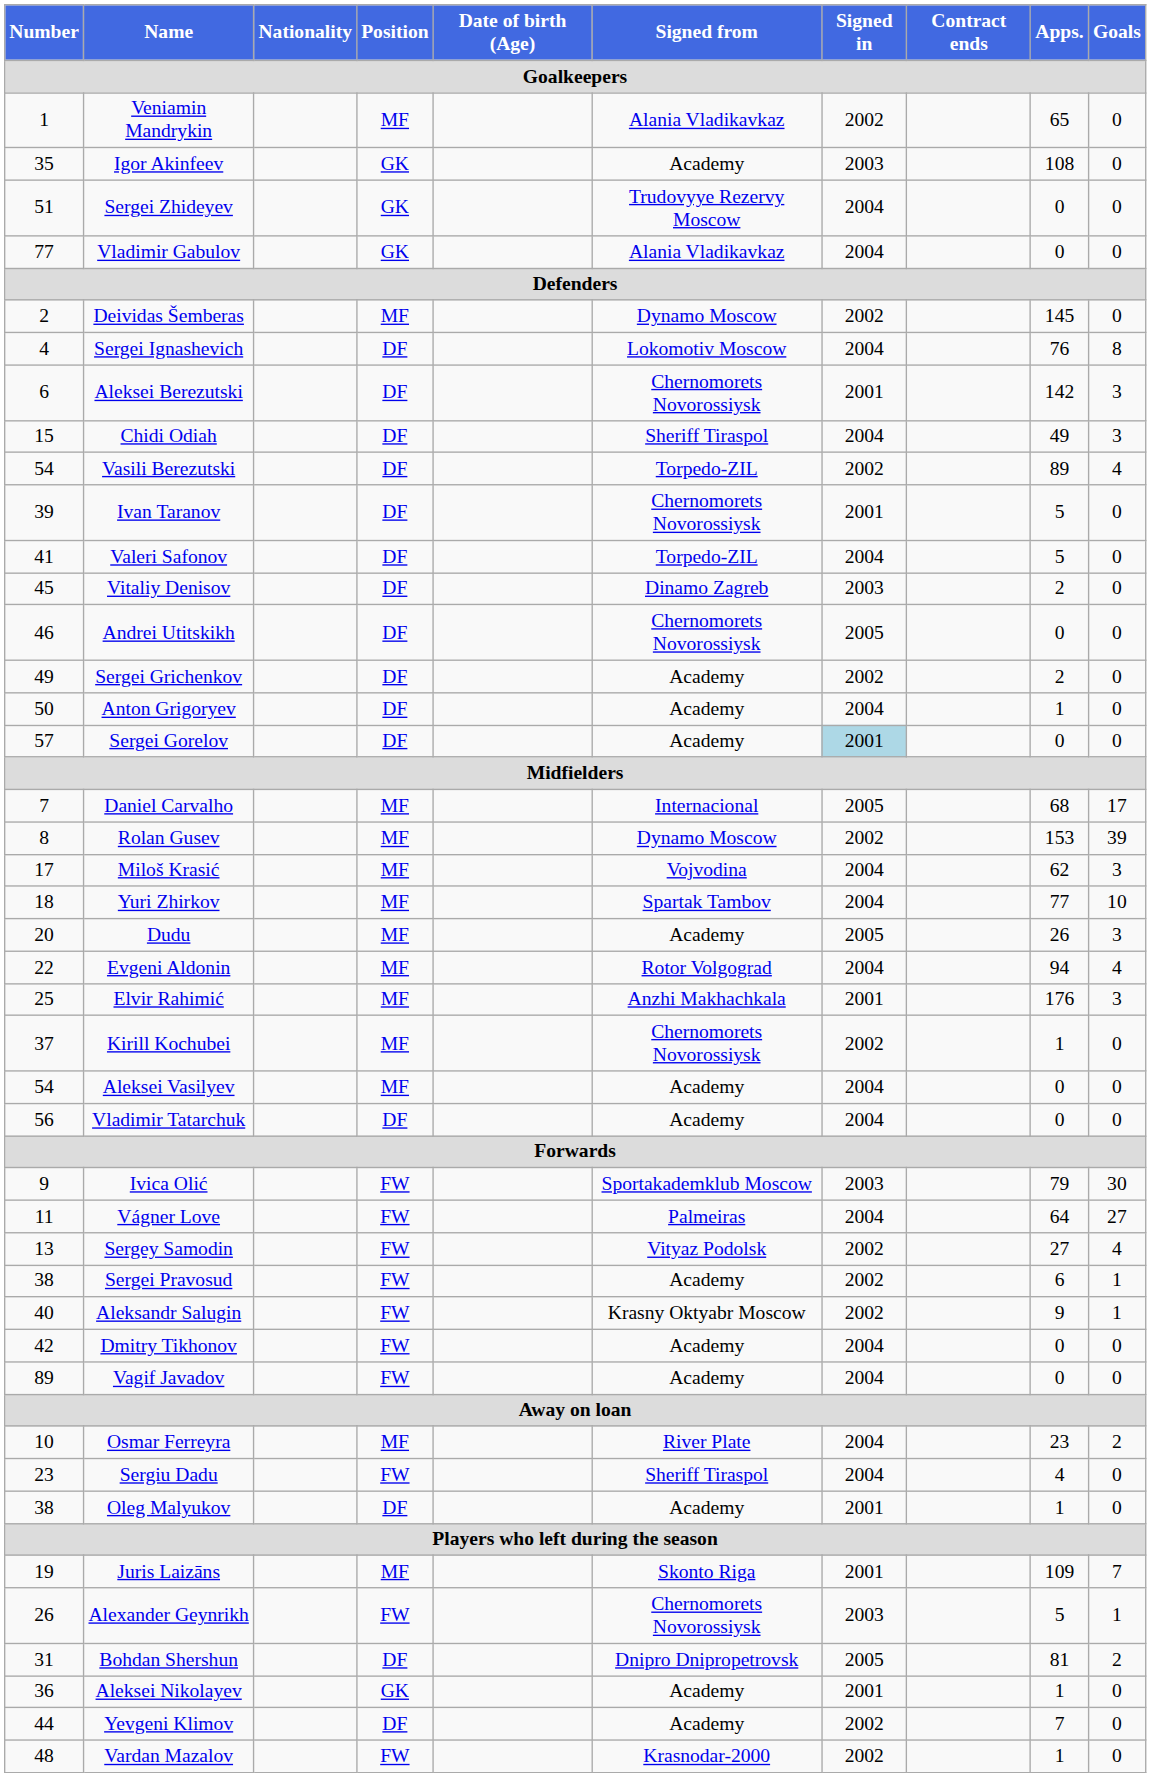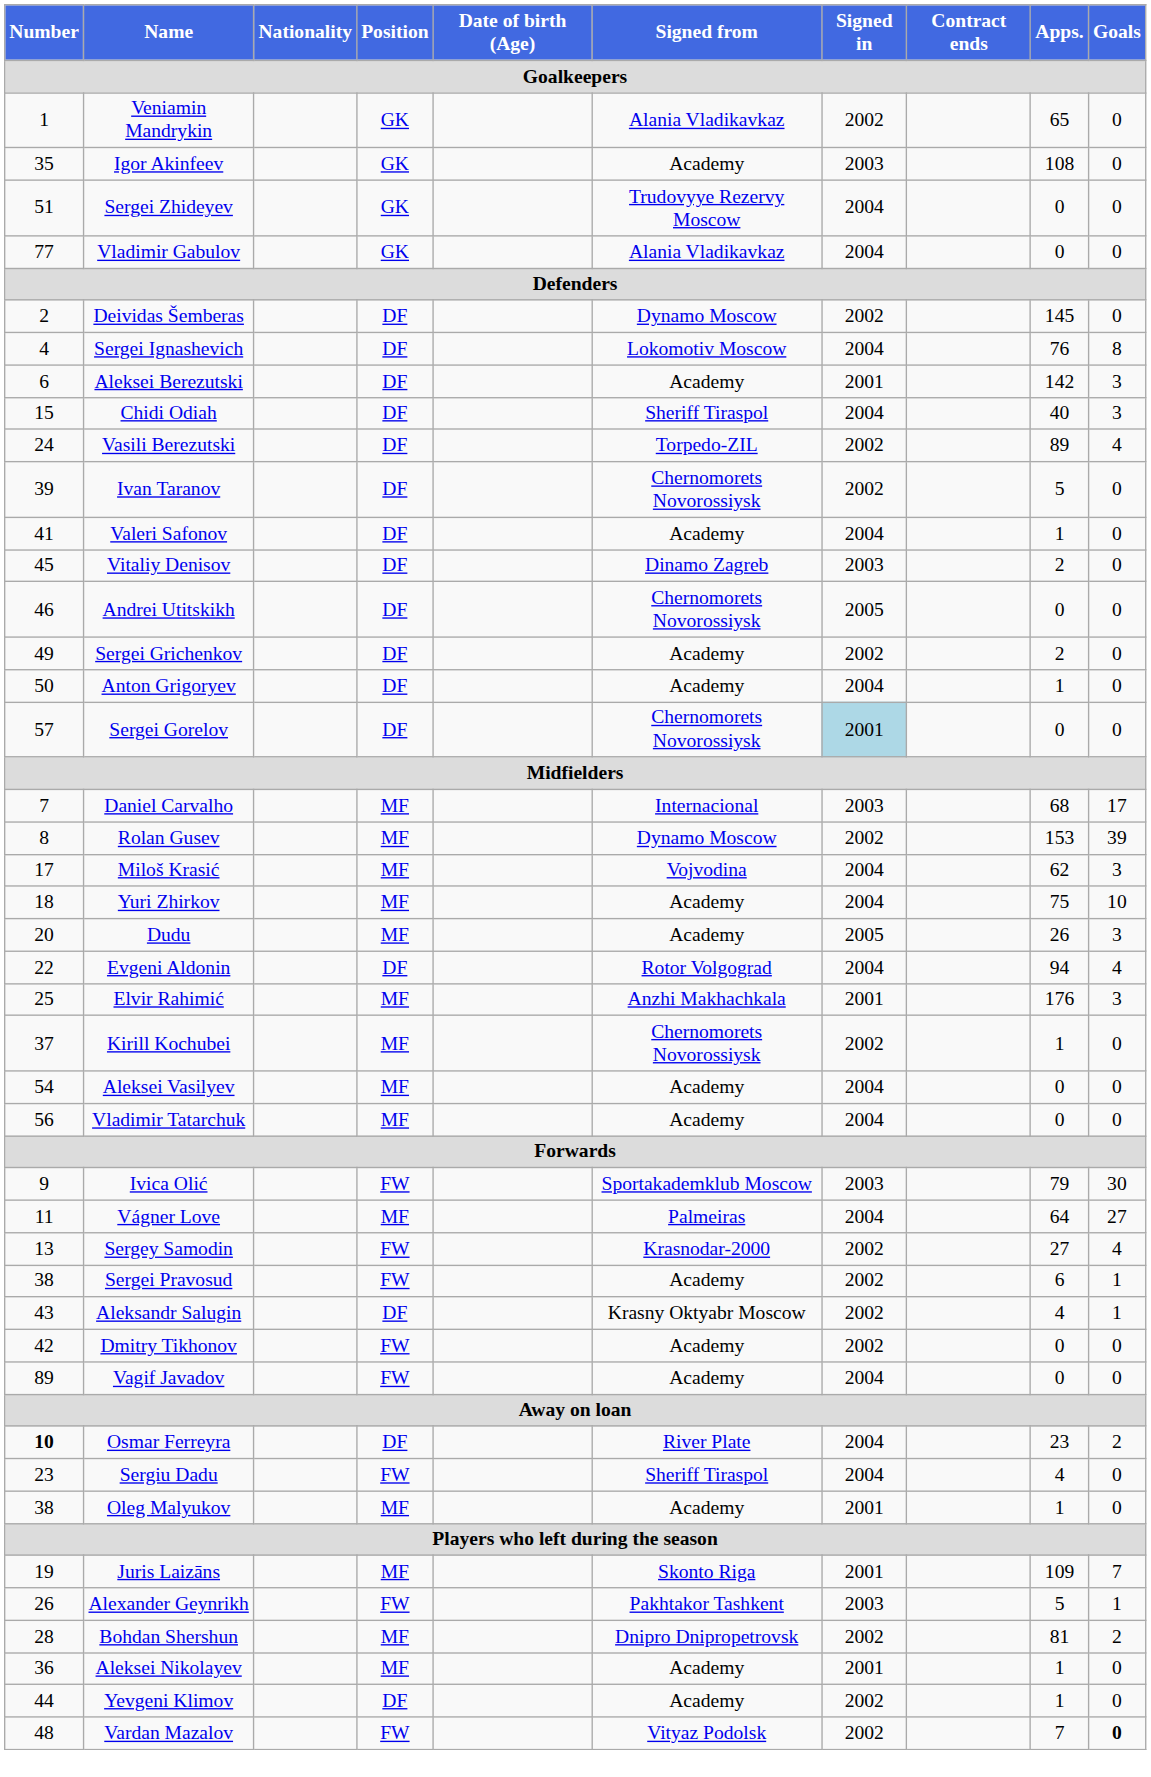(395, 120) MF -> (395, 120) GK
(395, 316) MF -> (395, 316) DF
(707, 392) Chernomorets Novorossiysk -> (707, 381) Academy
(1060, 436) 49 -> (1060, 413) 40
(44, 468) 54 -> (44, 445) 24
(864, 512) 2001 -> (864, 489) 2002
(707, 556) Torpedo-ZIL -> (707, 533) Academy
(1060, 556) 5 -> (1060, 533) 1
(707, 741) Academy -> (707, 729) Chernomorets Novorossiysk
(864, 805) 2005 -> (864, 805) 2003
(707, 902) Spartak Tambov -> (707, 902) Academy
(1060, 902) 77 -> (1060, 902) 75
(395, 967) MF -> (395, 967) DF
(395, 1119) DF -> (395, 1119) MF
(395, 1216) FW -> (395, 1216) MF
(707, 1248) Vityaz Podolsk -> (707, 1248) Krasnodar-2000
(44, 1313) 40 -> (44, 1313) 43
(395, 1313) FW -> (395, 1313) DF
(1060, 1313) 9 -> (1060, 1313) 4
(864, 1345) 2004 -> (864, 1345) 2002
(44, 1442) normal -> (44, 1442) bold
(395, 1442) MF -> (395, 1442) DF
(395, 1507) DF -> (395, 1507) MF
(707, 1615) Chernomorets Novorossiysk -> (707, 1604) Pakhtakor Tashkent
(44, 1659) 31 -> (44, 1636) 28
(395, 1659) DF -> (395, 1636) MF
(864, 1659) 2005 -> (864, 1636) 2002
(395, 1691) GK -> (395, 1668) MF
(1060, 1724) 7 -> (1060, 1700) 1
(707, 1756) Krasnodar-2000 -> (707, 1733) Vityaz Podolsk
(1060, 1756) 1 -> (1060, 1733) 7
(1117, 1756) normal -> (1117, 1733) bold
